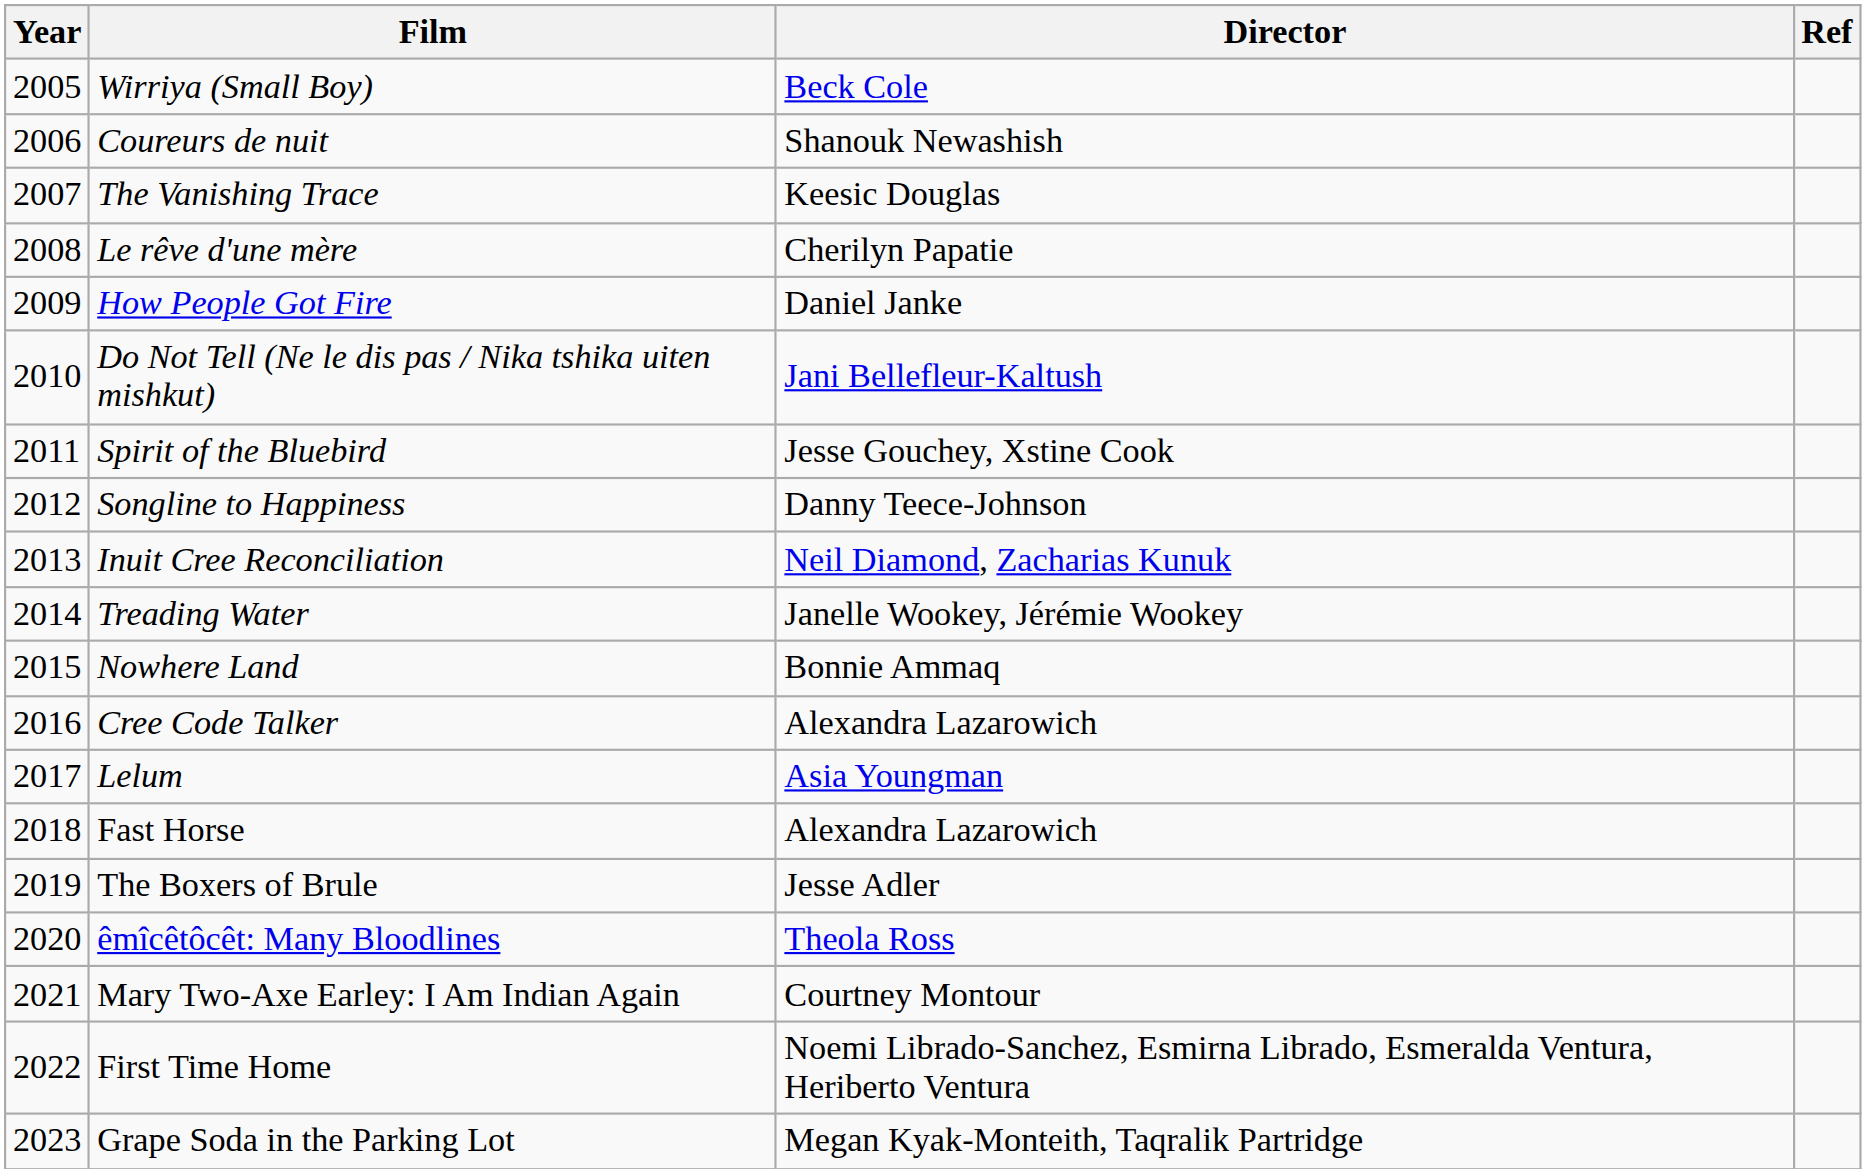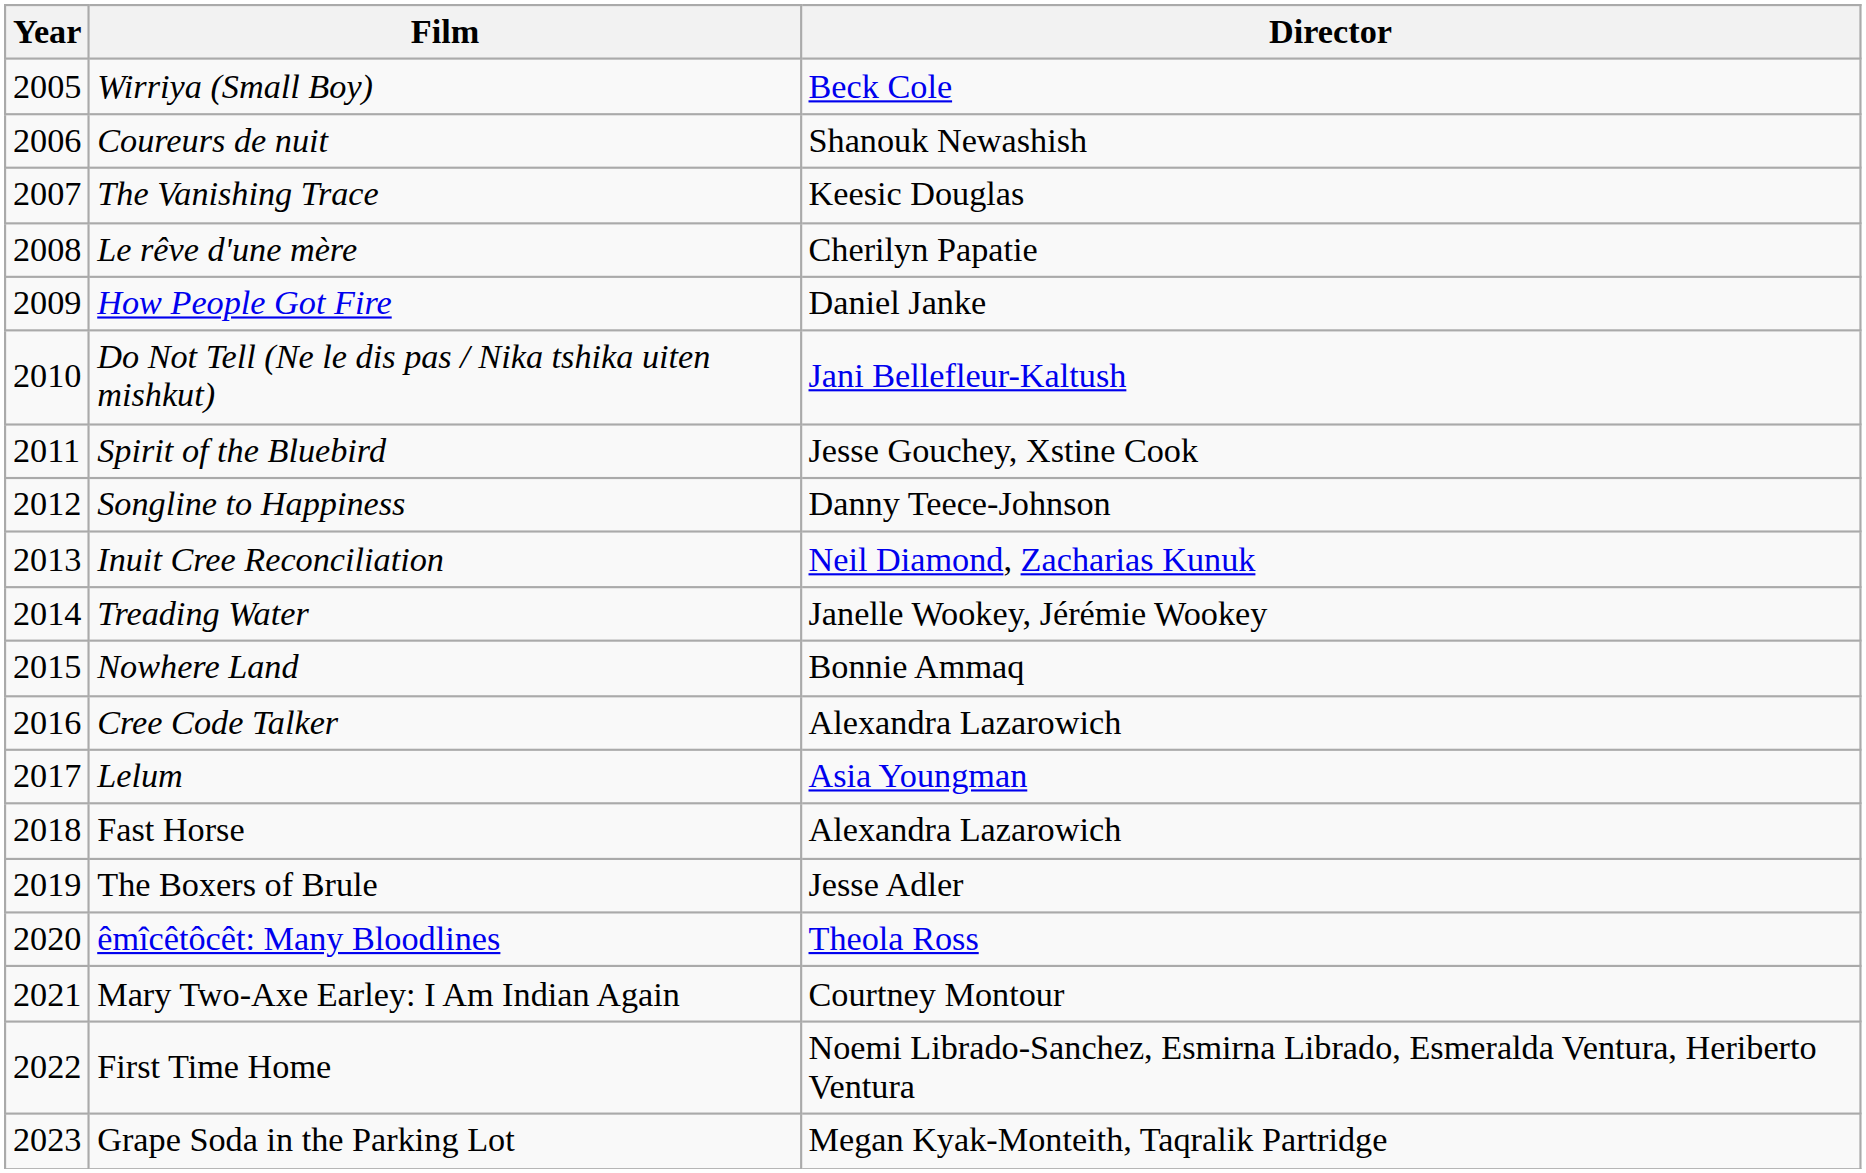- column: (1827, 31)
